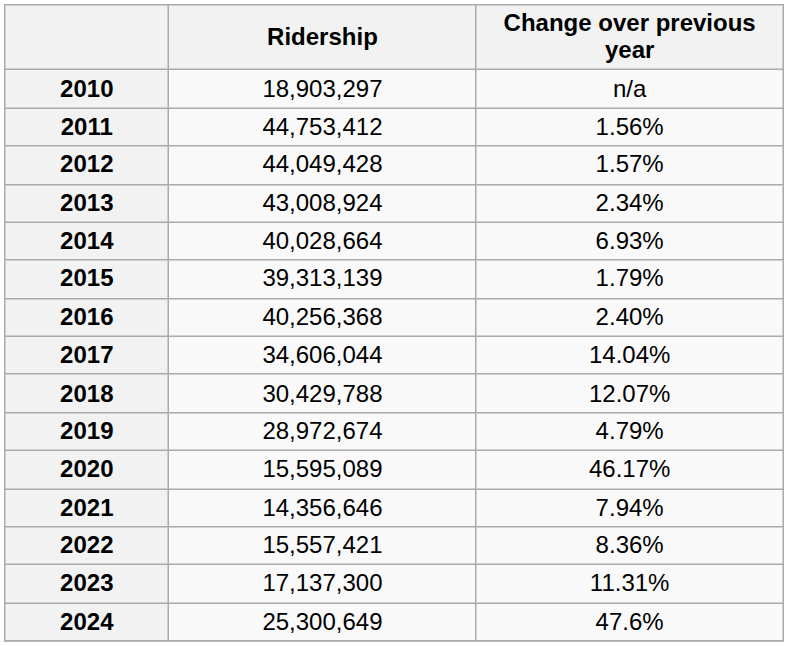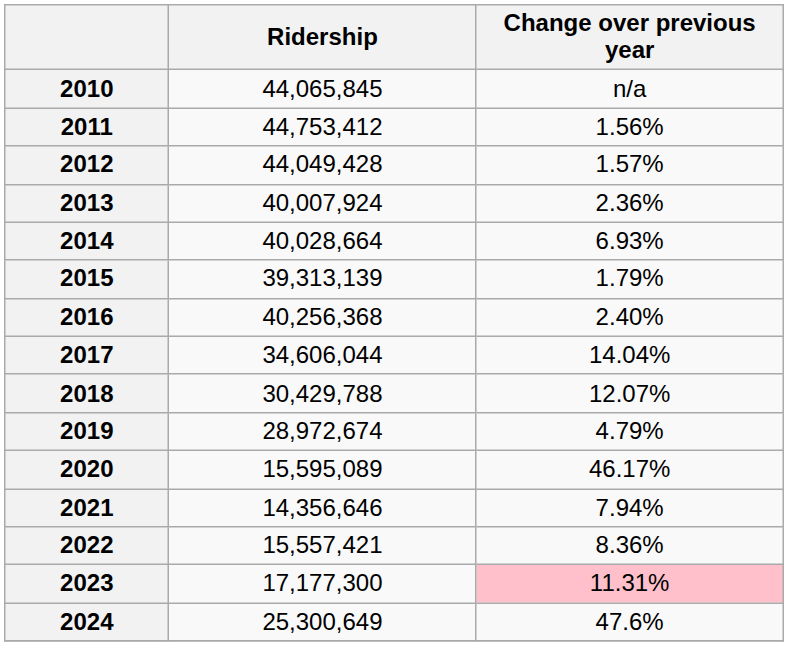(322, 88) 18,903,297 -> (322, 88) 44,065,845
(322, 202) 43,008,924 -> (322, 202) 40,007,924
(630, 202) 2.34% -> (630, 202) 2.36%
(322, 583) 17,137,300 -> (322, 583) 17,177,300
(630, 583) no background -> (630, 583) pink background
